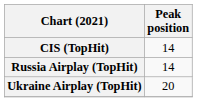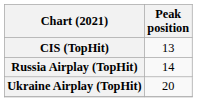(168, 47) 14 -> (168, 47) 13
